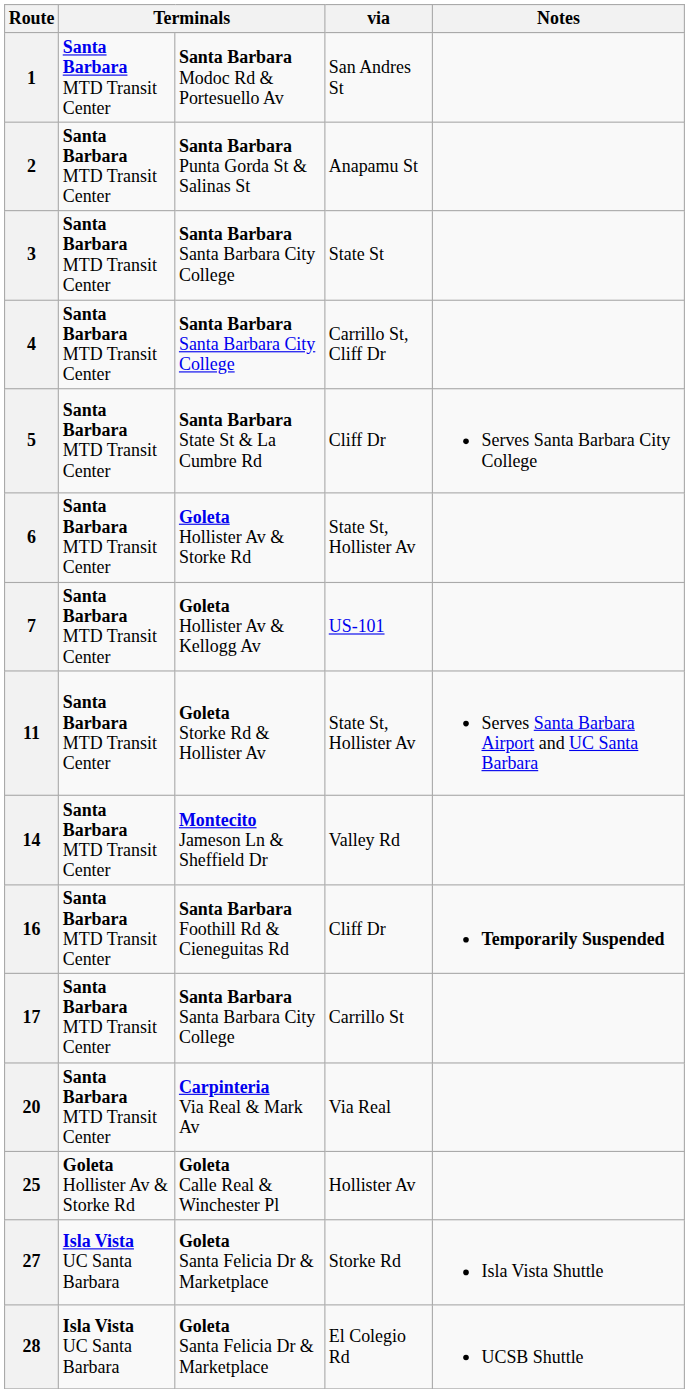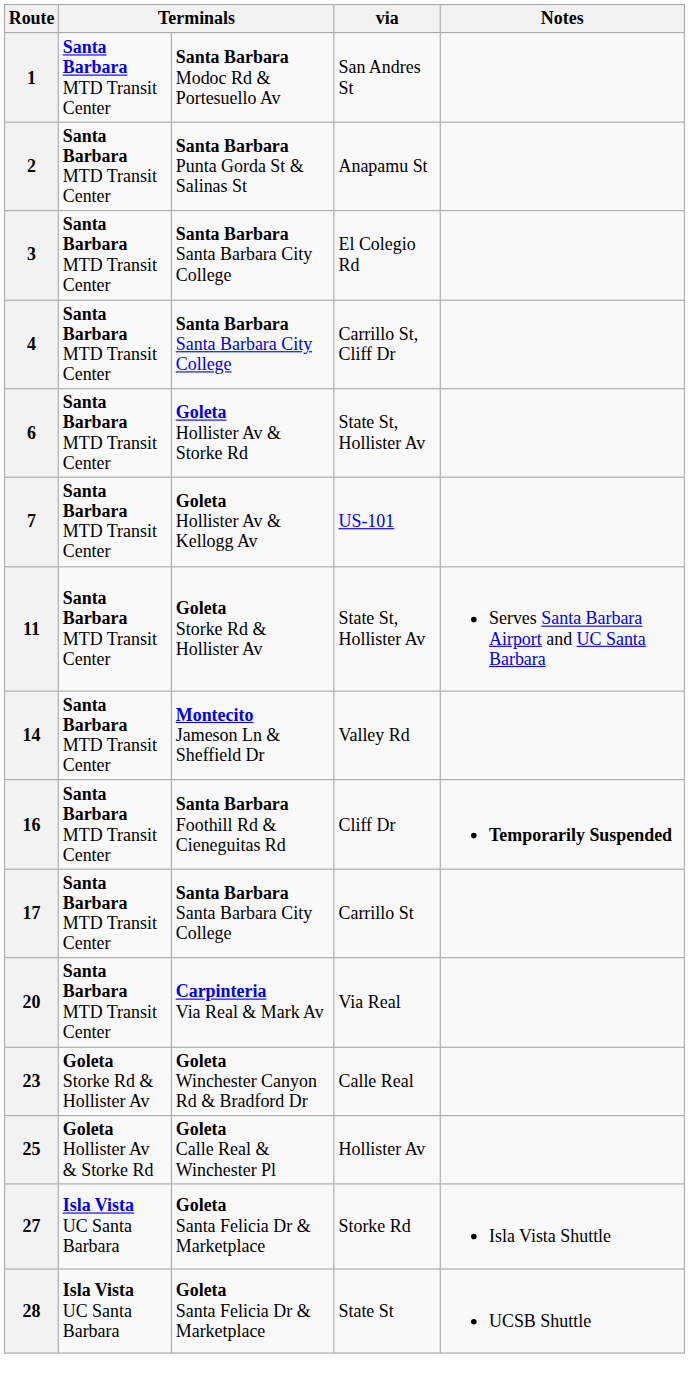(356, 255) State St -> (377, 255) El Colegio Rd
- row: (32, 440)
+ row: (32, 1081)
(367, 1346) El Colegio Rd -> (366, 1310) State St
